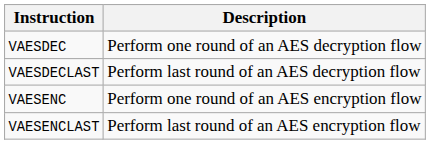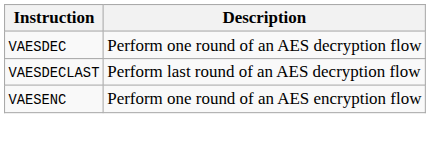- row: (54, 127)
